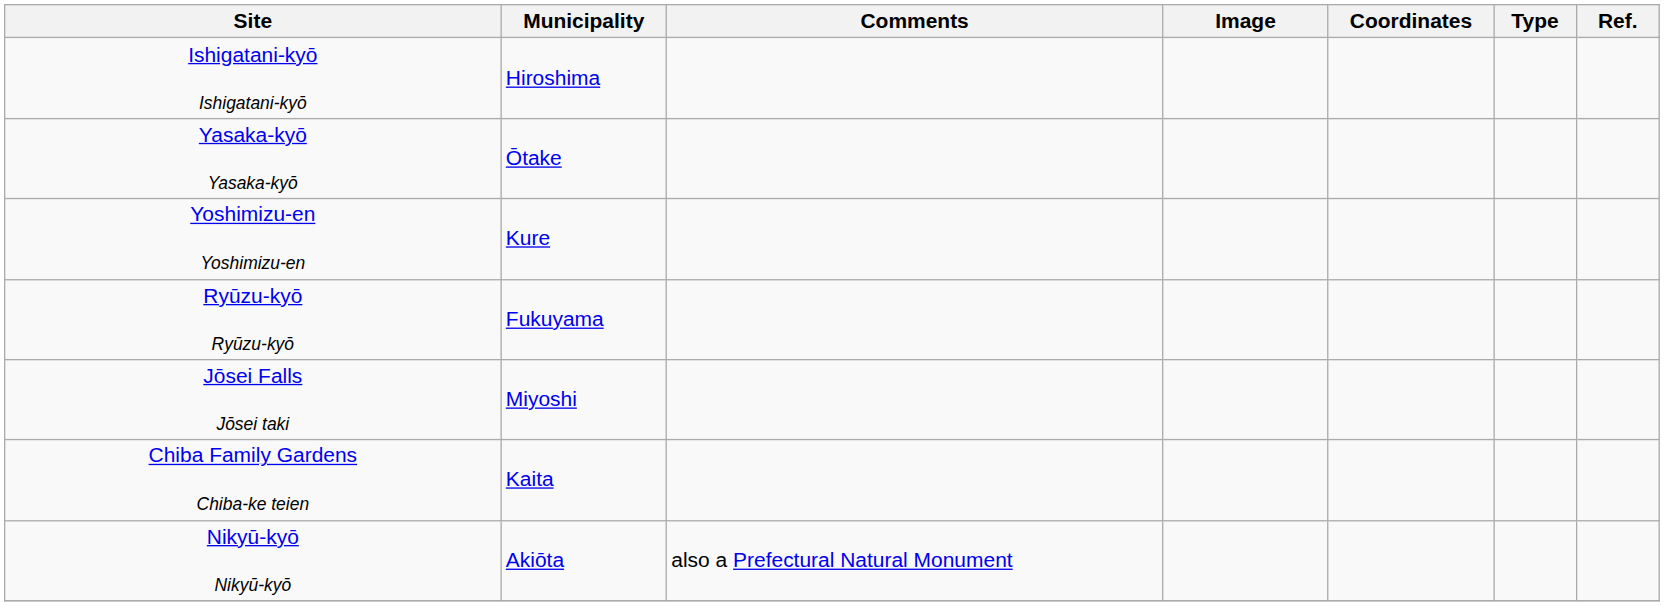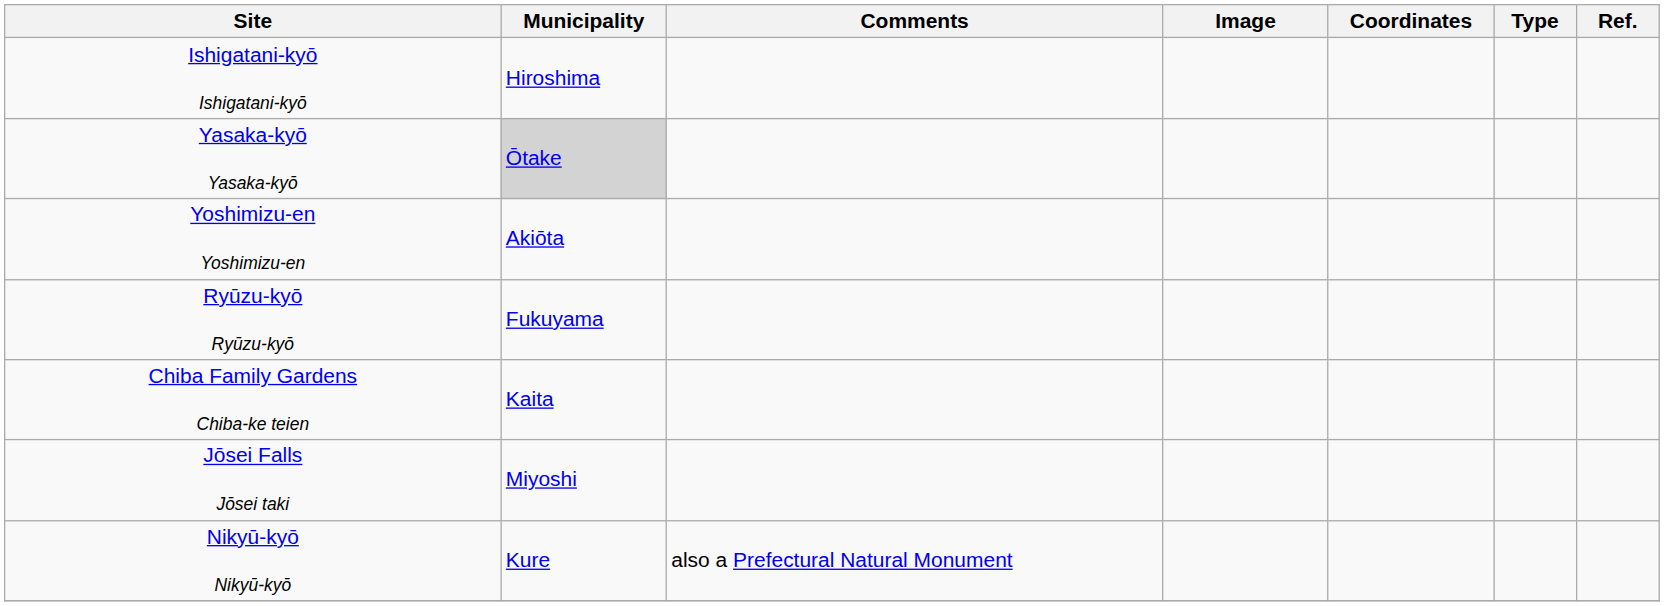(534, 158) no background -> (534, 158) lightgrey background
(528, 238) Kure -> (535, 238) Akiōta
rows swapped: (253, 399) <-> (253, 479)
(535, 560) Akiōta -> (528, 560) Kure
